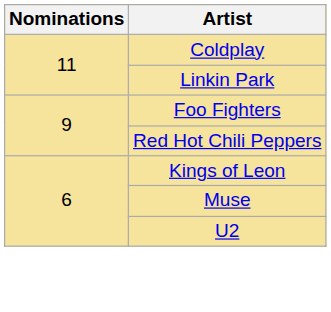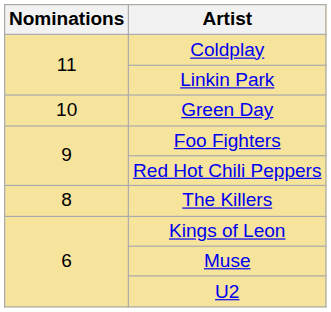+ row: (227, 110)
+ row: (227, 200)
